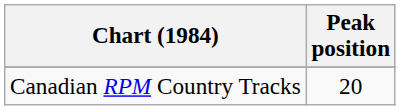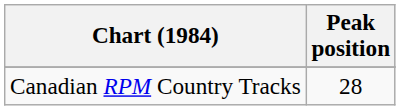(351, 85) 20 -> (351, 85) 28
